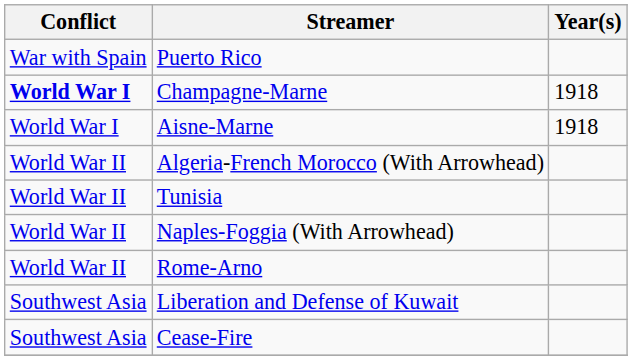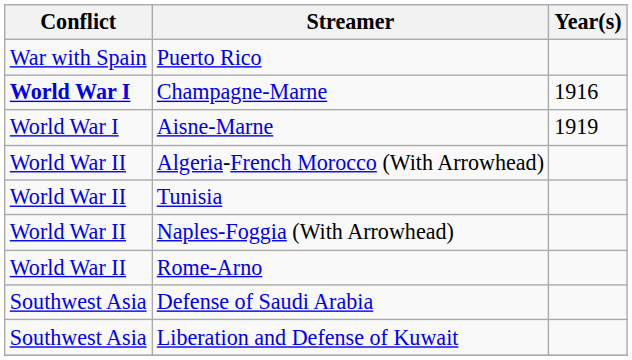(576, 92) 1918 -> (576, 92) 1916
(576, 127) 1918 -> (576, 127) 1919
+ row: (265, 302)
- row: (205, 337)
